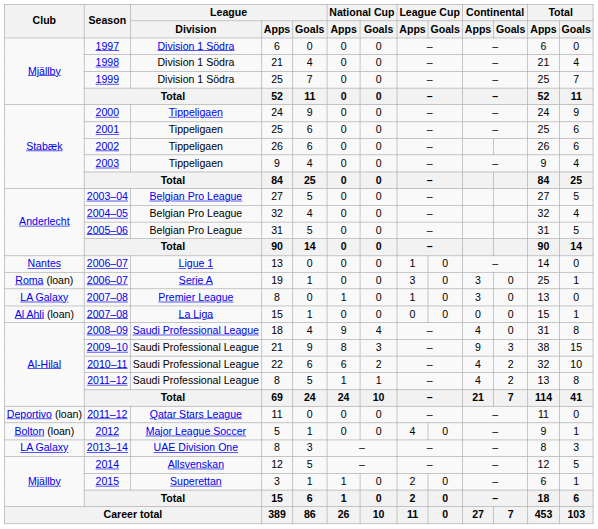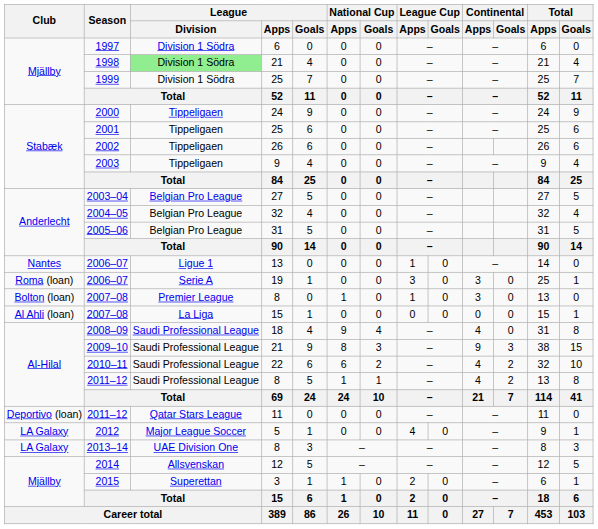(196, 63) no background -> (196, 63) lightgreen background
(44, 297) LA Galaxy -> (44, 297) Bolton (loan)
(44, 431) Bolton (loan) -> (44, 431) LA Galaxy
